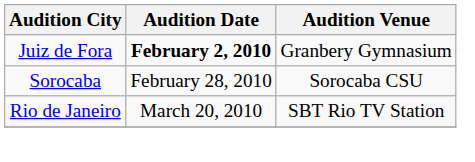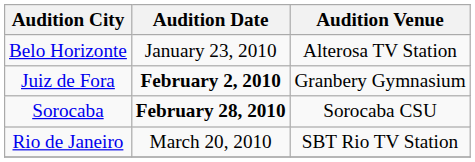+ row: (68, 50)
(201, 80) normal -> (211, 111) bold
